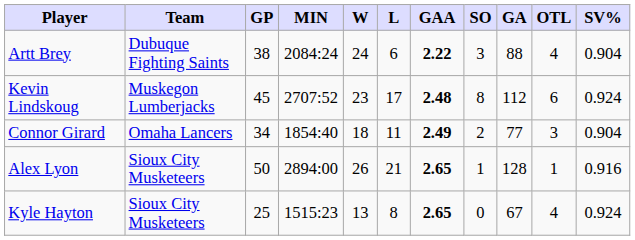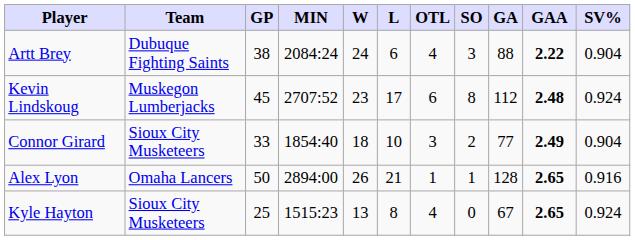columns swapped: (554, 17) <-> (437, 17)
(181, 133) Omaha Lancers -> (167, 142) Sioux City Musketeers
(262, 133) 34 -> (262, 142) 33
(394, 133) 11 -> (394, 142) 10
(167, 168) Sioux City Musketeers -> (181, 177) Omaha Lancers
